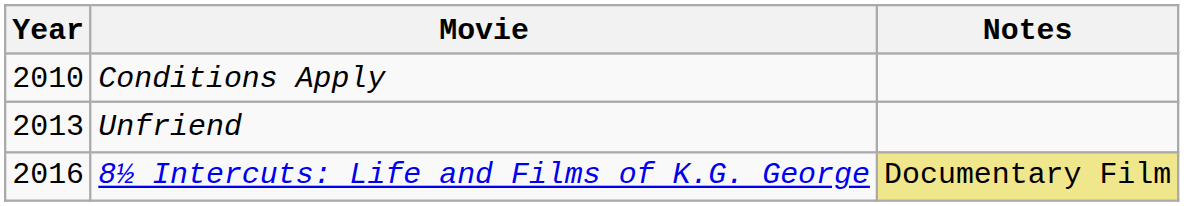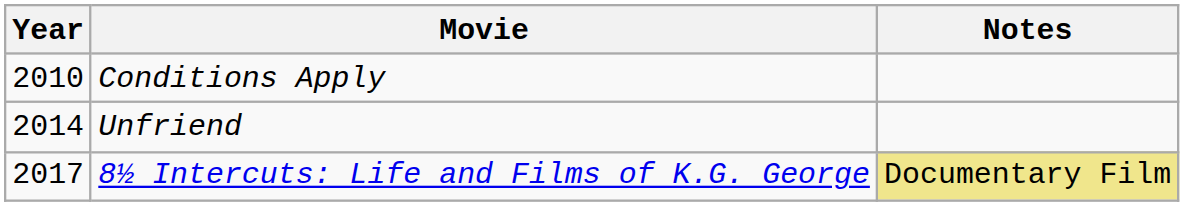(48, 127) 2013 -> (48, 127) 2014
(48, 176) 2016 -> (48, 176) 2017
